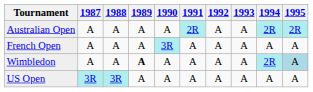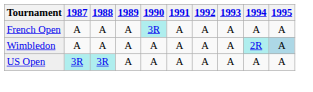- row: (41, 29)
(142, 62) bold -> (128, 45) normal
